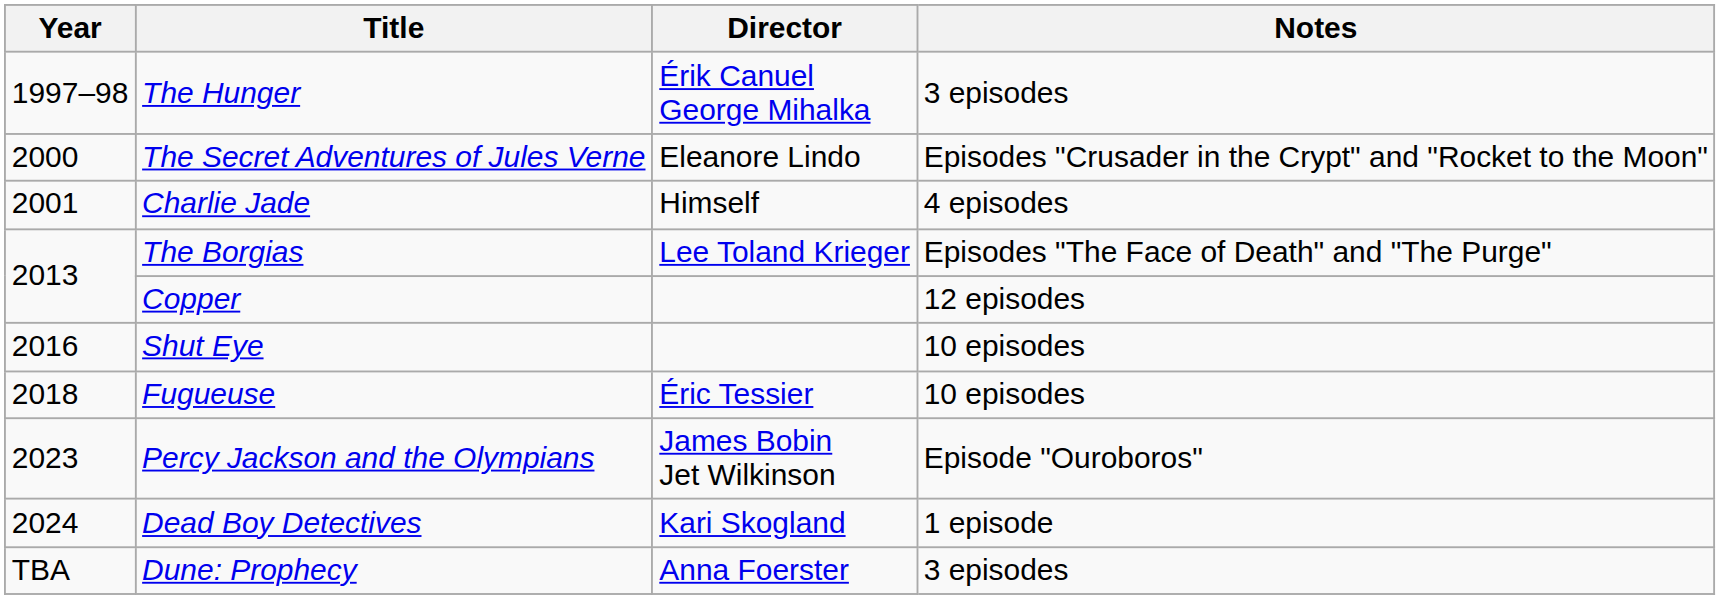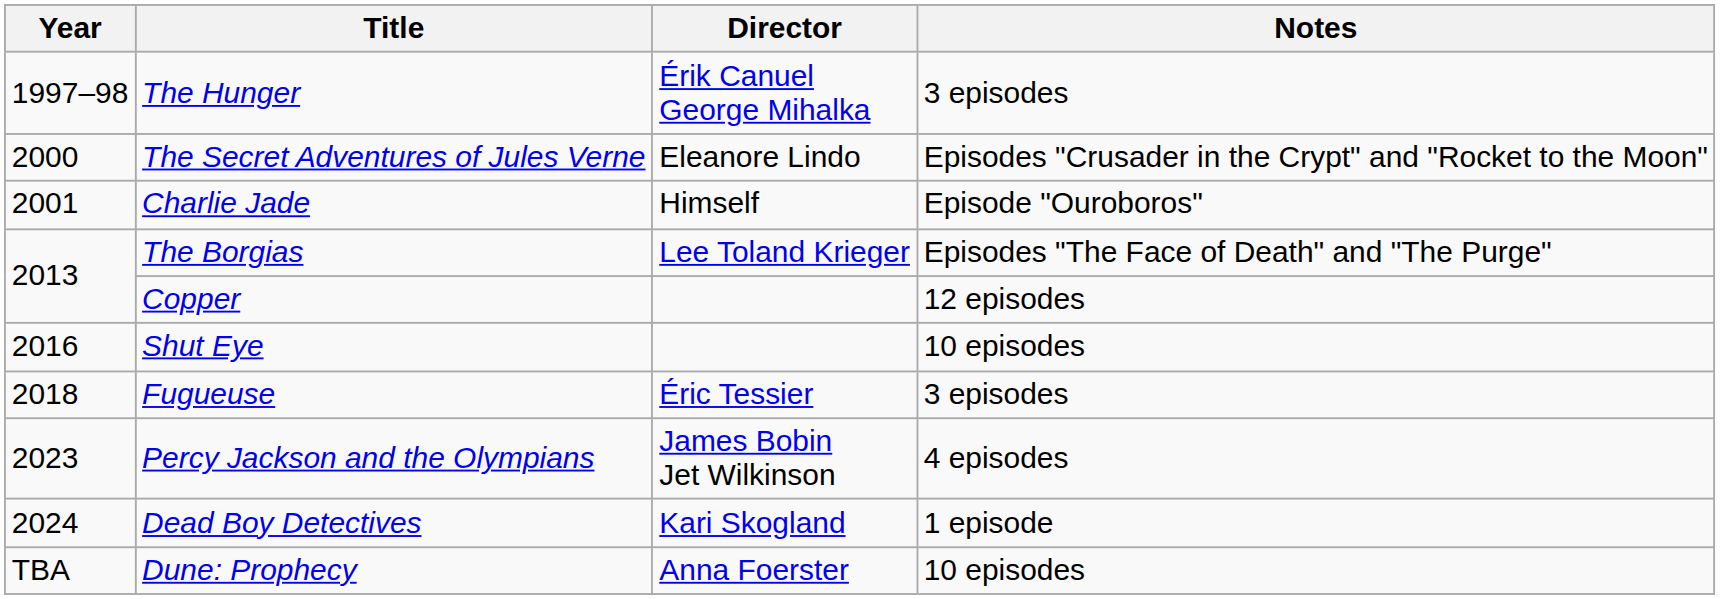(996, 204) 4 episodes -> (1063, 204) Episode "Ouroboros"
(1004, 394) 10 episodes -> (996, 394) 3 episodes
(1063, 458) Episode "Ouroboros" -> (996, 458) 4 episodes
(996, 570) 3 episodes -> (1004, 570) 10 episodes
